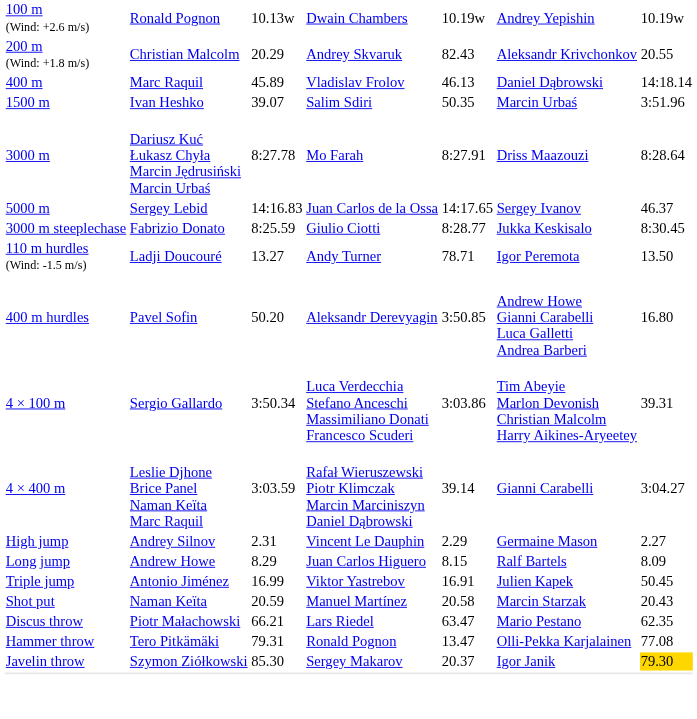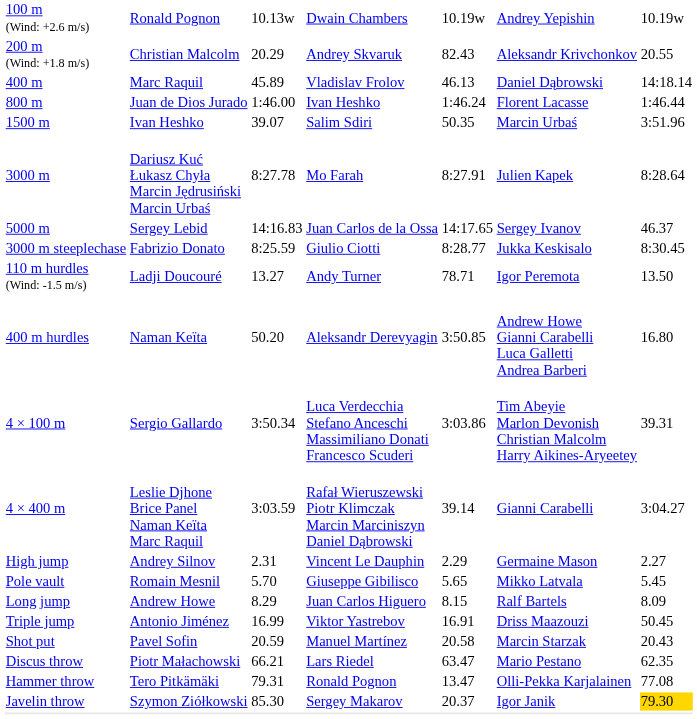+ row: (24, 102)
(543, 155) Driss Maazouzi -> (535, 175) Julien Kapek
(164, 317) Pavel Sofin -> (168, 337) Naman Keïta
+ row: (35, 581)
(535, 581) Julien Kapek -> (543, 621) Driss Maazouzi
(168, 601) Naman Keïta -> (164, 641) Pavel Sofin
